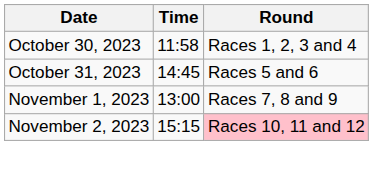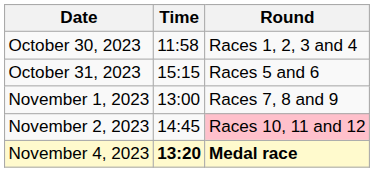(179, 72) 14:45 -> (179, 72) 15:15
(179, 126) 15:15 -> (179, 126) 14:45
+ row: (79, 153)
